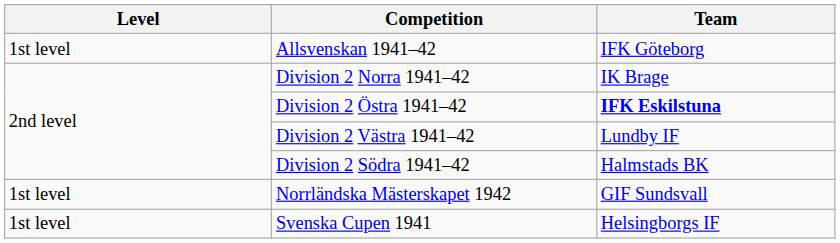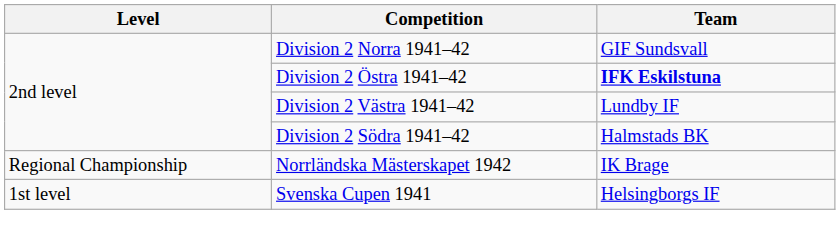- row: (356, 48)
(635, 77) IK Brage -> (654, 48) GIF Sundsvall
(40, 194) 1st level -> (98, 164) Regional Championship
(654, 194) GIF Sundsvall -> (635, 164) IK Brage
